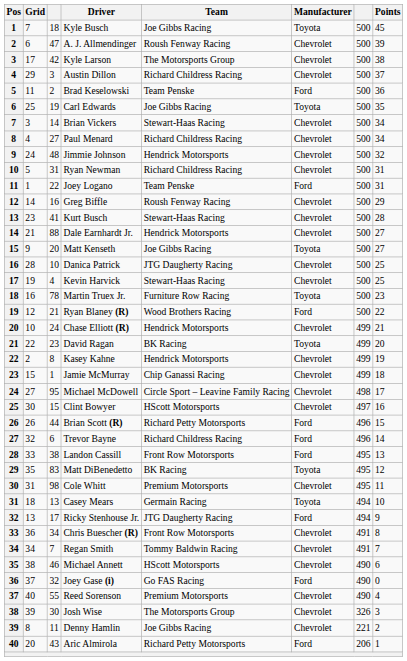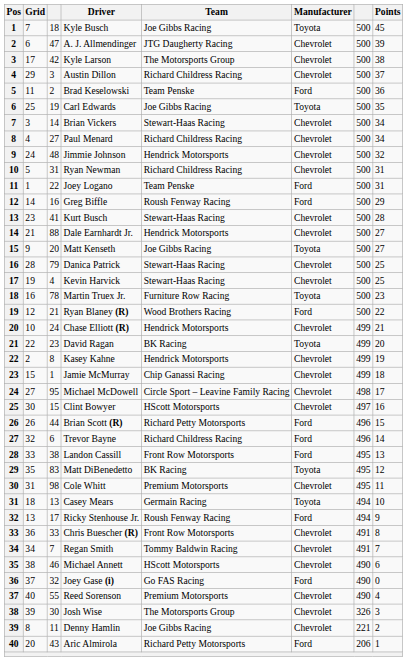(187, 44) Roush Fenway Racing -> (188, 44) JTG Daugherty Racing
(313, 202) Chevrolet -> (303, 202) Ford
(54, 265) 10 -> (54, 265) 79
(188, 265) JTG Daugherty Racing -> (184, 265) Stewart-Haas Racing
(188, 517) JTG Daugherty Racing -> (187, 517) Roush Fenway Racing
(54, 533) 34 -> (54, 533) 33
